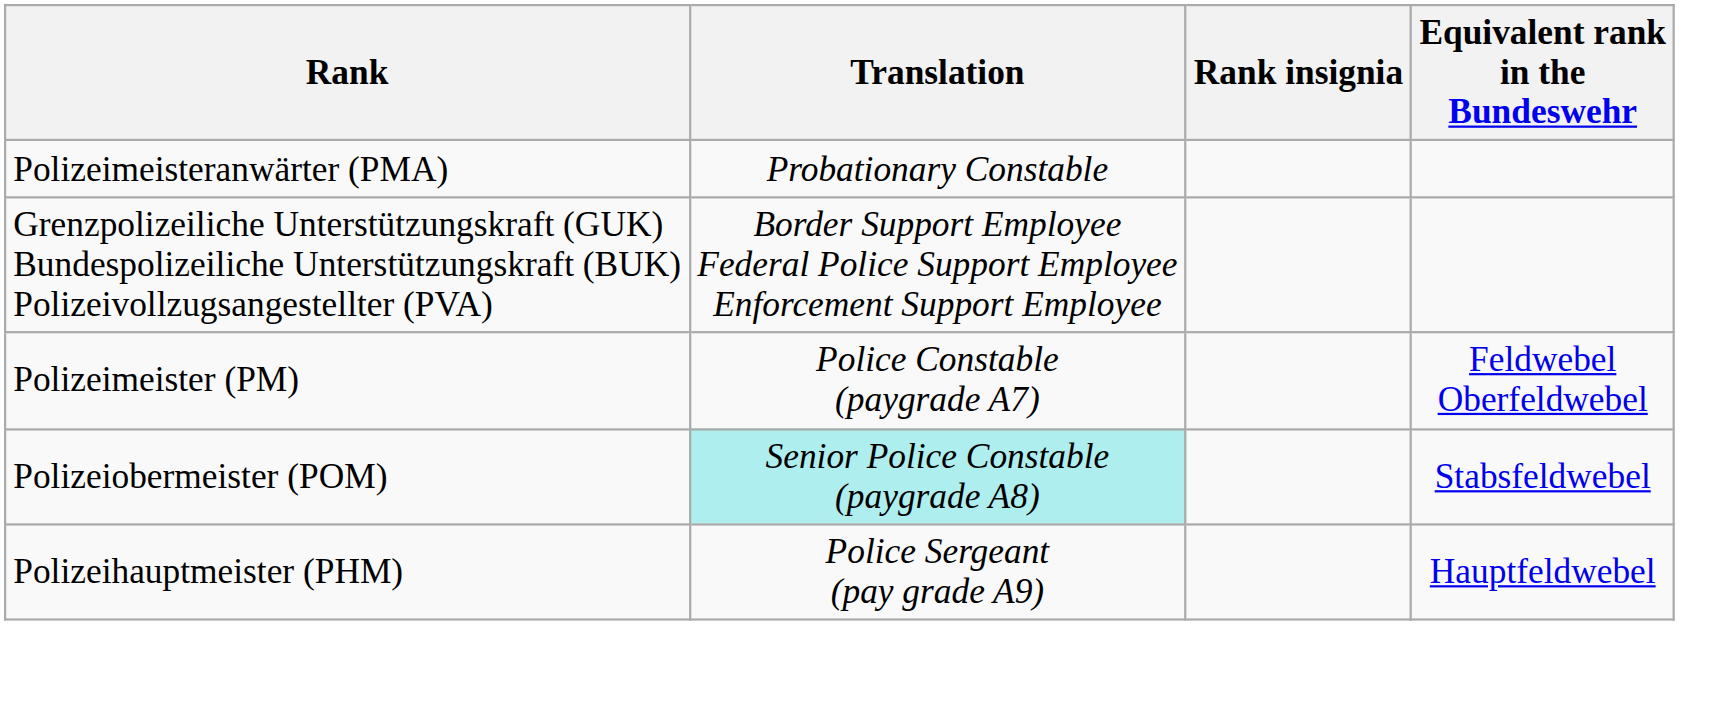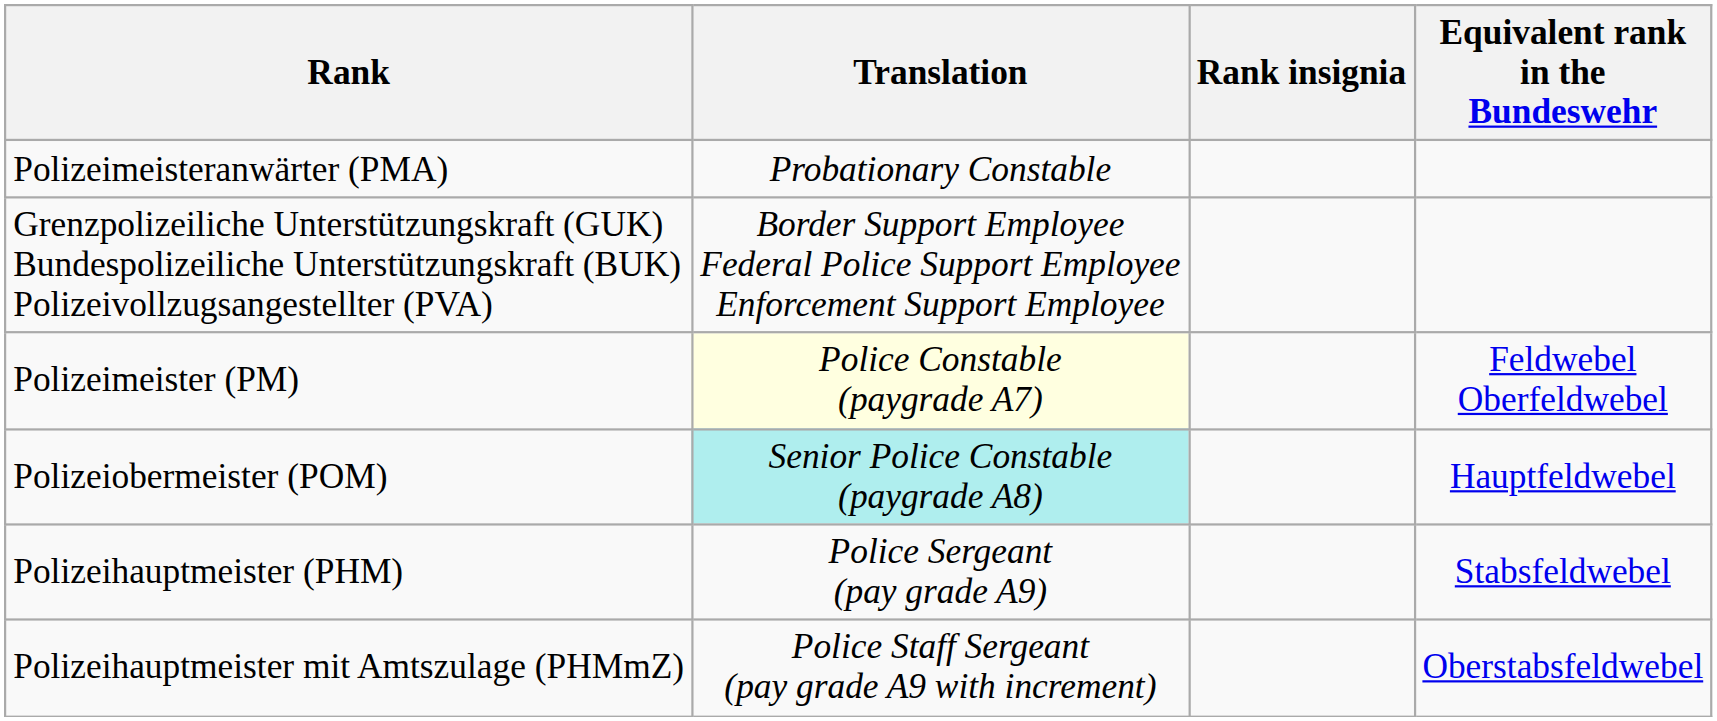(937, 379) no background -> (940, 379) lightyellow background
(1543, 475) Stabsfeldwebel -> (1563, 475) Hauptfeldwebel
(1543, 571) Hauptfeldwebel -> (1563, 571) Stabsfeldwebel
+ row: (349, 667)
